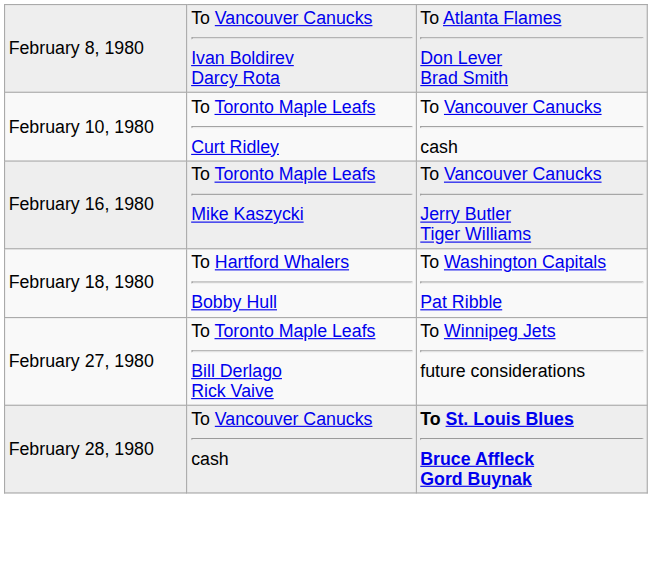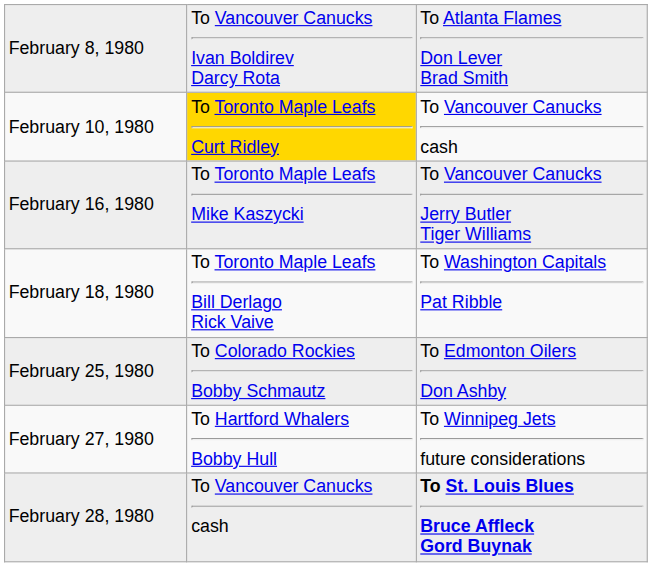(302, 126) no background -> (302, 126) gold background
(302, 282) To Hartford Whalers Bobby Hull -> (302, 292) To Toronto Maple Leafs Bill Derlago Rick Vaive
+ row: (81, 371)
(302, 361) To Toronto Maple Leafs Bill Derlago Rick Vaive -> (302, 439) To Hartford Whalers Bobby Hull
